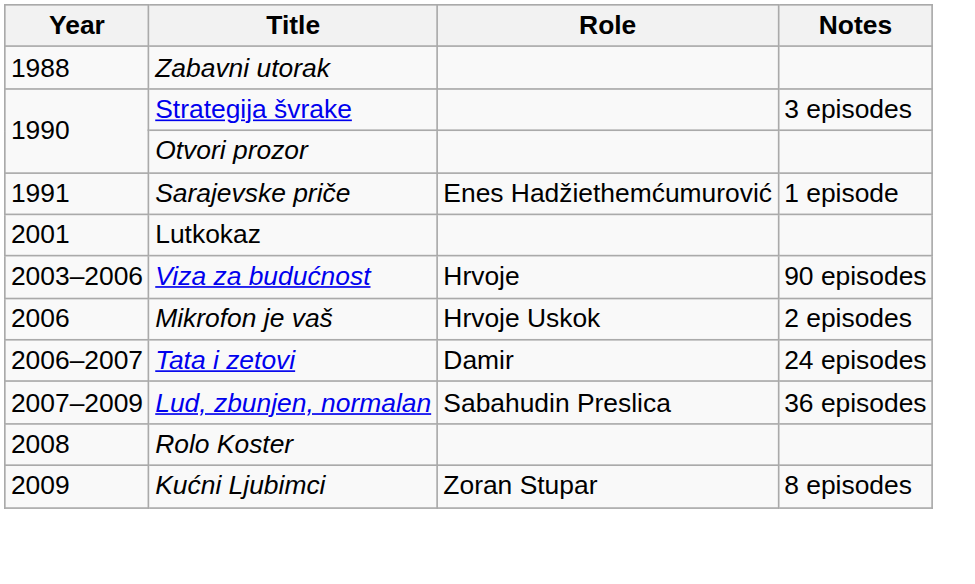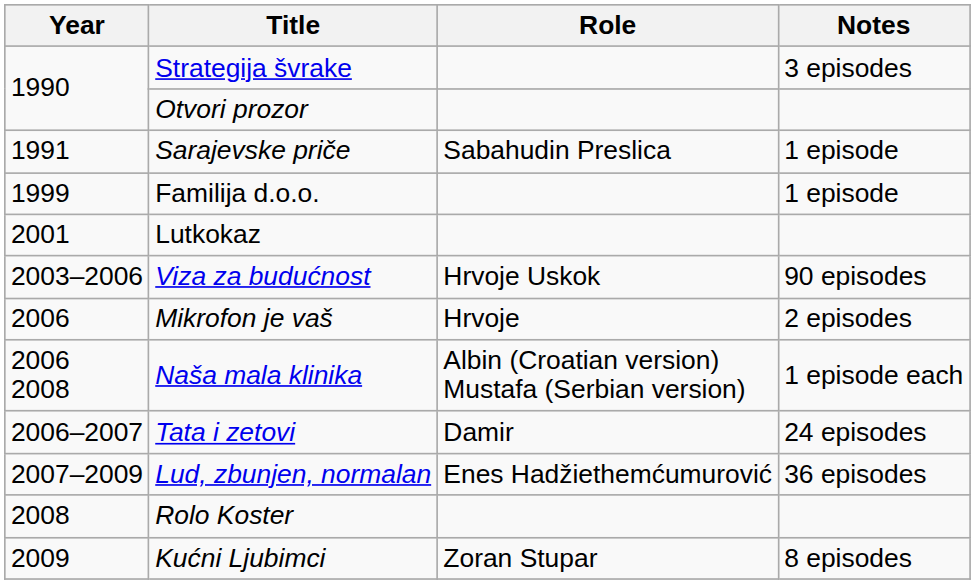- row: (243, 67)
(608, 192) Enes Hadžiethemćumurović -> (557, 151) Sabahudin Preslica
+ row: (237, 192)
(481, 276) Hrvoje -> (522, 276) Hrvoje Uskok
(522, 318) Hrvoje Uskok -> (481, 318) Hrvoje
+ row: (259, 375)
(557, 402) Sabahudin Preslica -> (608, 473) Enes Hadžiethemćumurović
